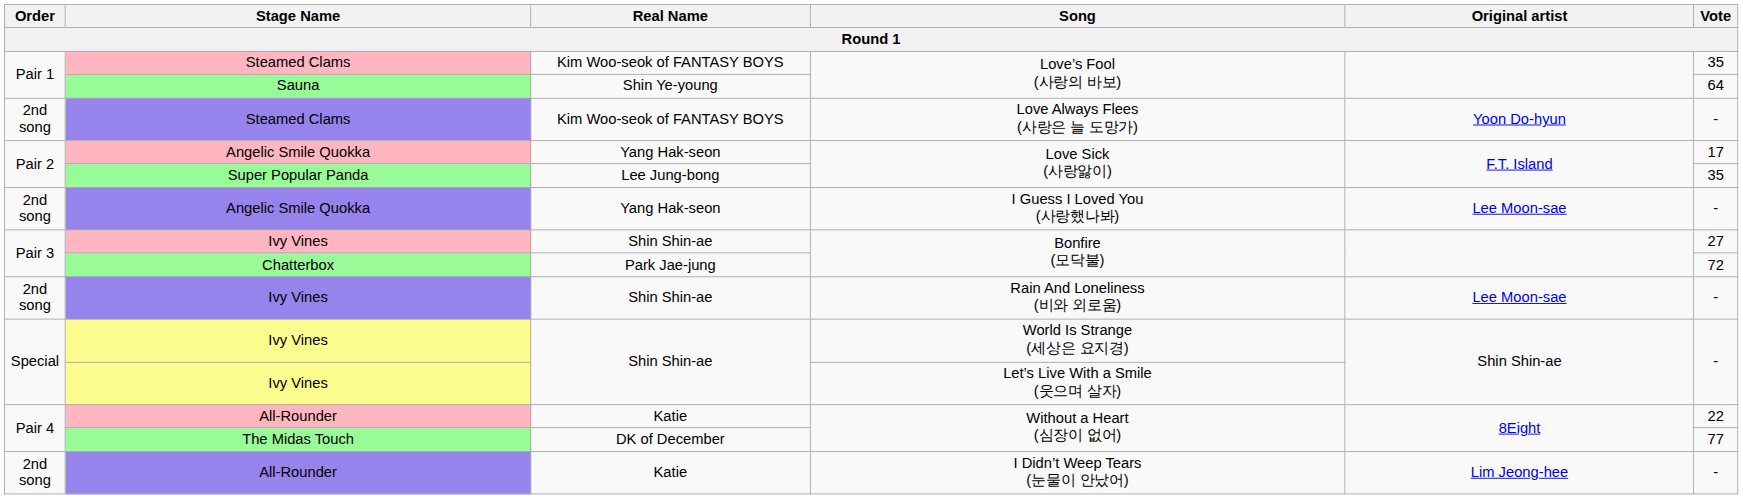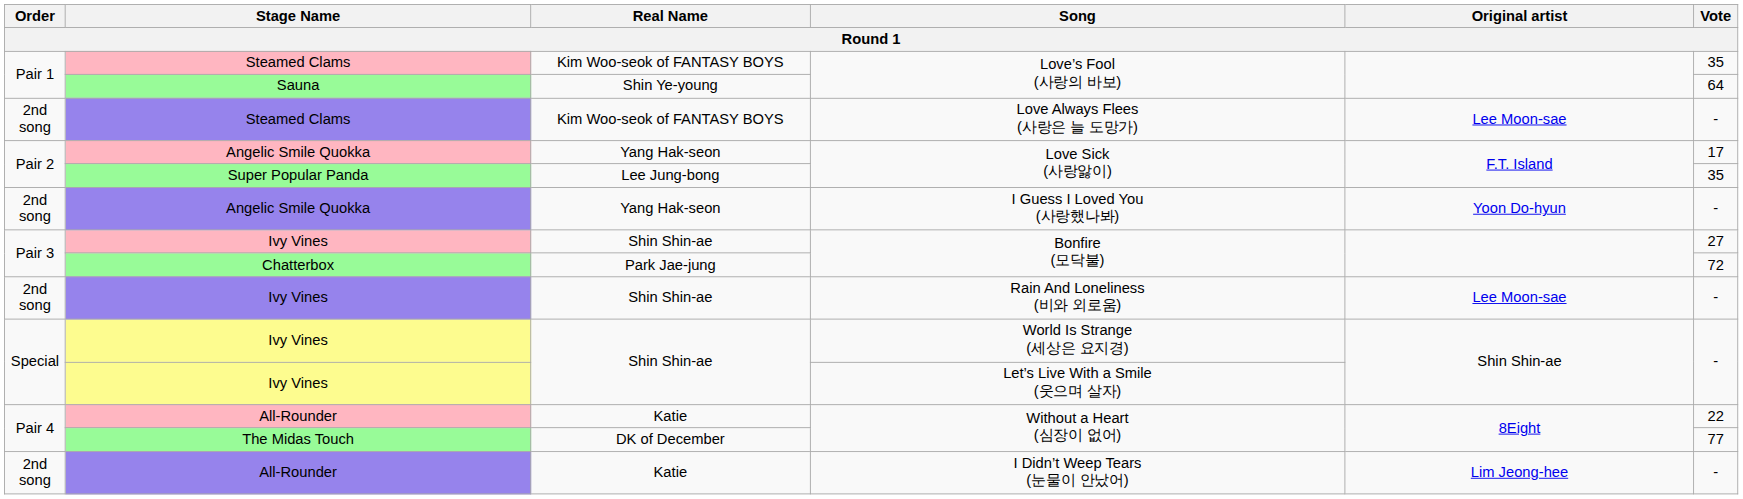(1519, 119) Yoon Do-hyun -> (1519, 119) Lee Moon-sae
(1519, 208) Lee Moon-sae -> (1519, 208) Yoon Do-hyun
